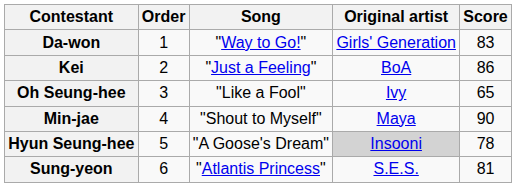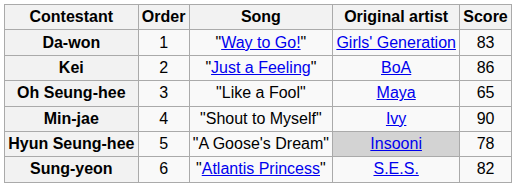(396, 93) Ivy -> (396, 93) Maya
(396, 118) Maya -> (396, 118) Ivy
(486, 169) 81 -> (486, 169) 82
